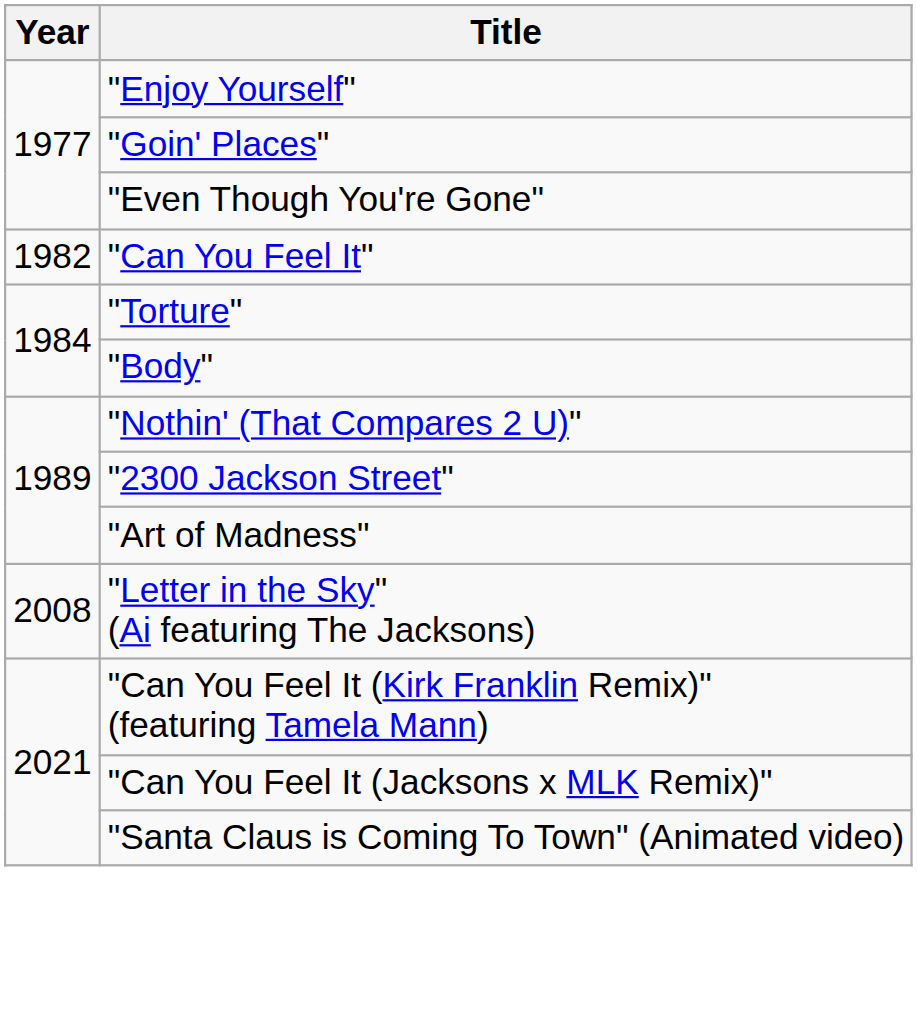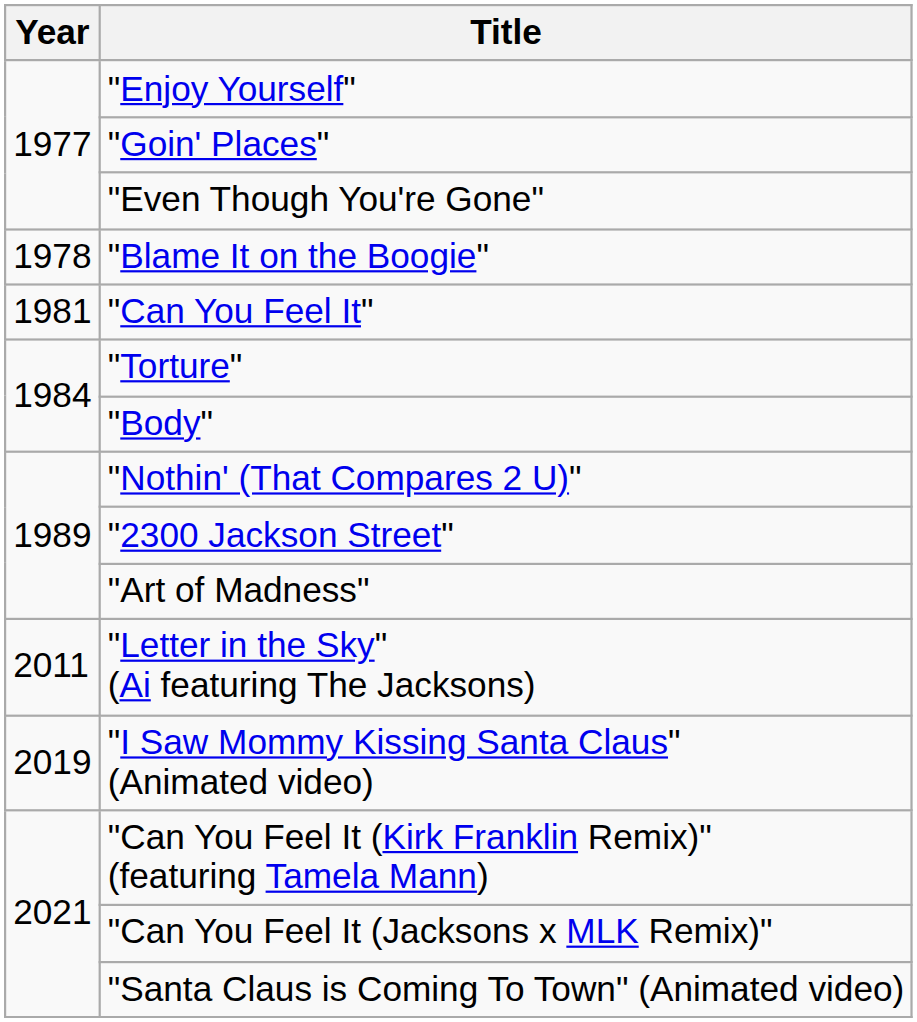+ row: (298, 255)
(52, 255) 1982 -> (52, 311) 1981
(52, 610) 2008 -> (51, 666) 2011
+ row: (394, 761)
